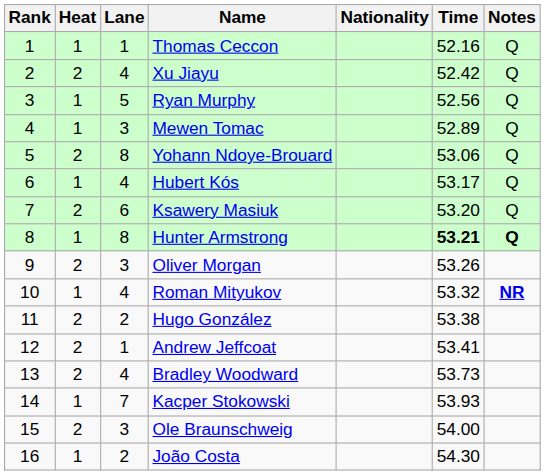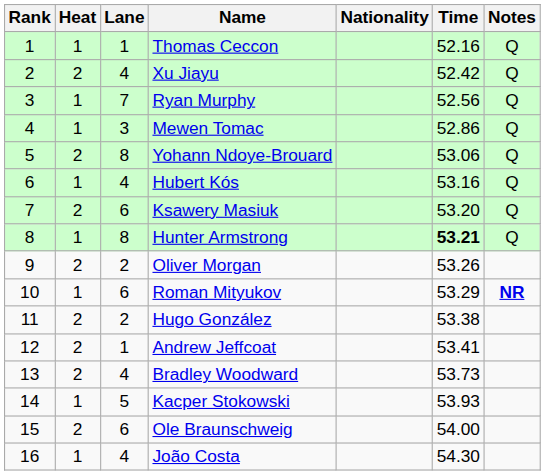(124, 100) 5 -> (124, 100) 7
(458, 127) 52.89 -> (458, 127) 52.86
(458, 182) 53.17 -> (458, 182) 53.16
(512, 237) bold -> (512, 237) normal
(124, 264) 3 -> (124, 264) 2
(124, 292) 4 -> (124, 292) 6
(458, 292) 53.32 -> (458, 292) 53.29
(124, 401) 7 -> (124, 401) 5
(124, 429) 3 -> (124, 429) 6
(124, 456) 2 -> (124, 456) 4
